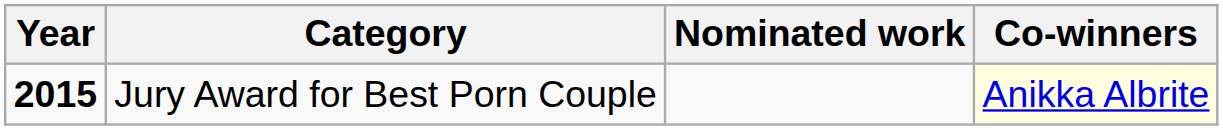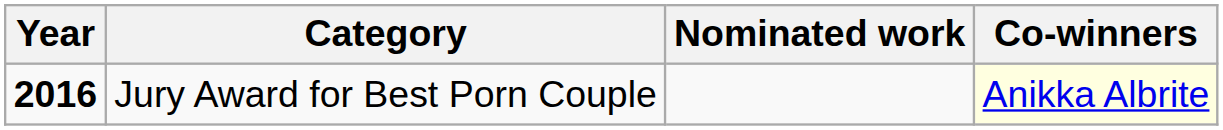(55, 93) 2015 -> (55, 93) 2016
